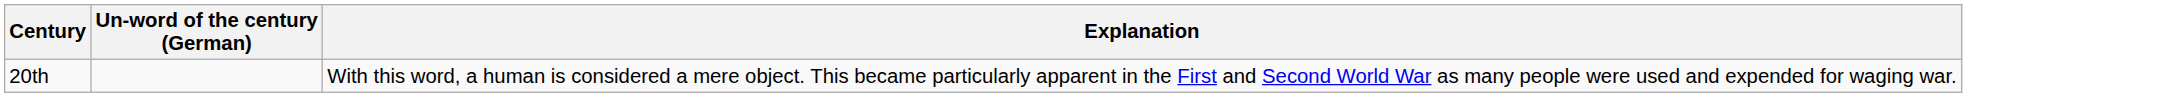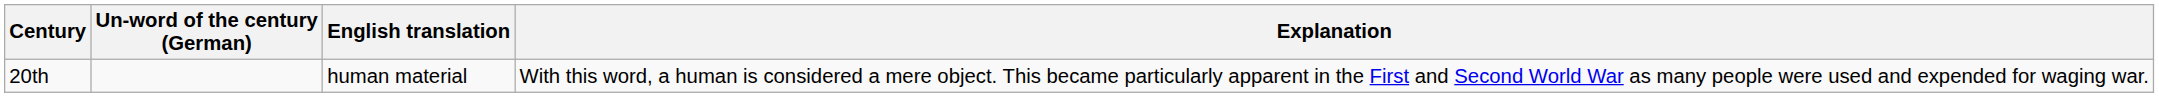+ column: (419, 32)
